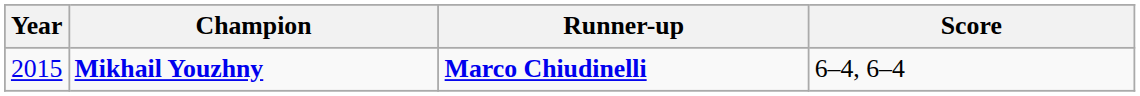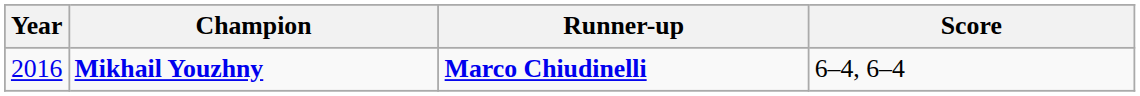(37, 68) 2015 -> (37, 68) 2016
